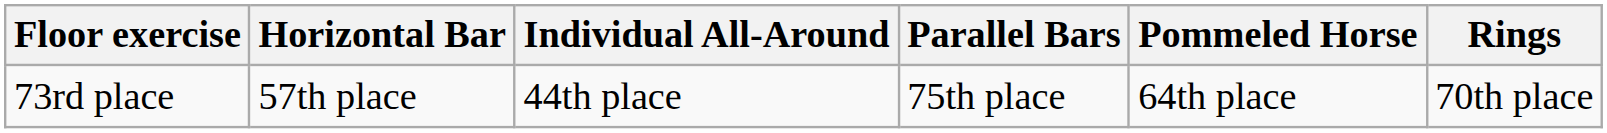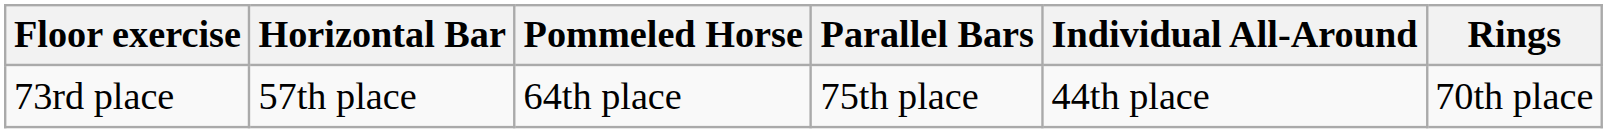columns swapped: (707, 34) <-> (1278, 34)
